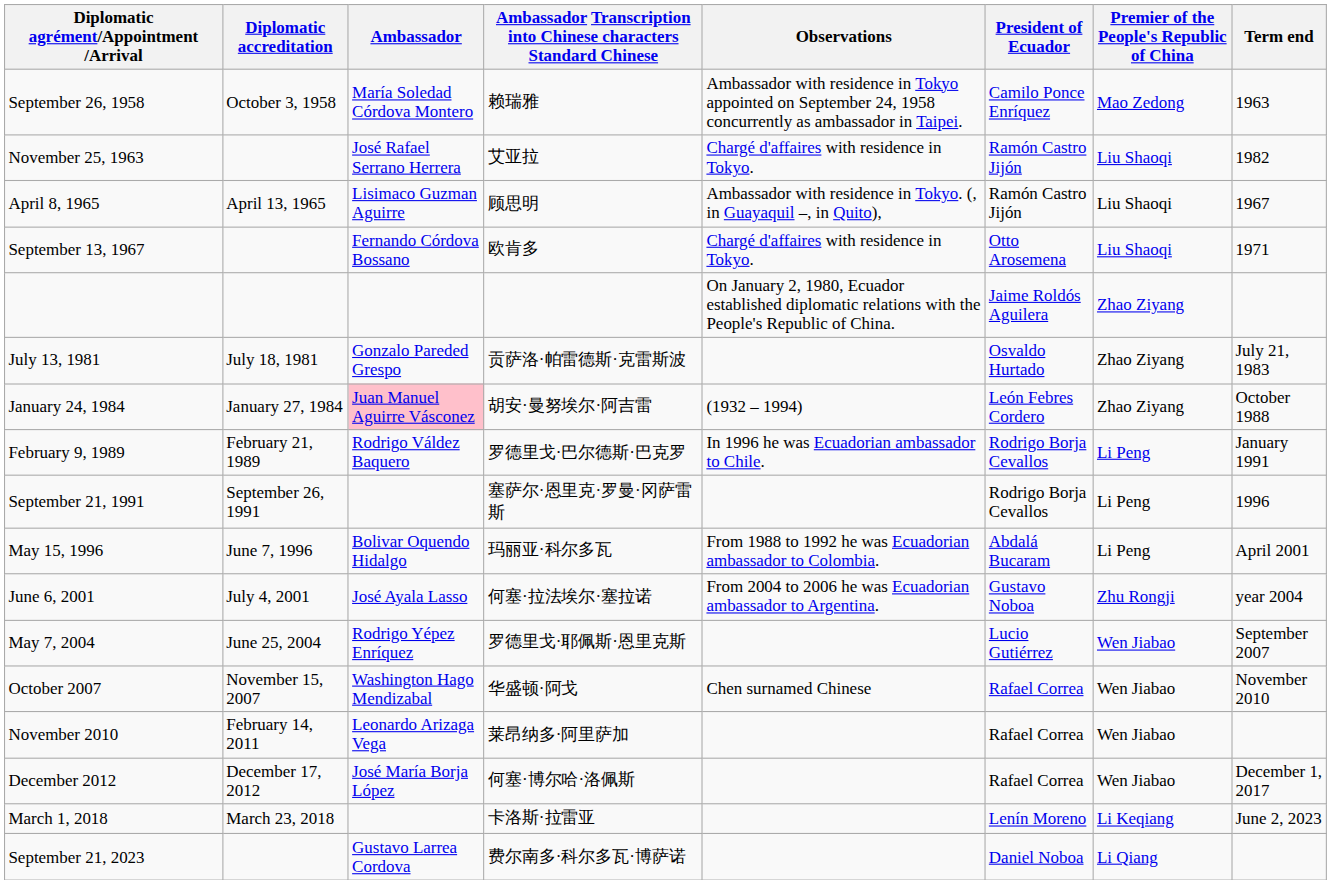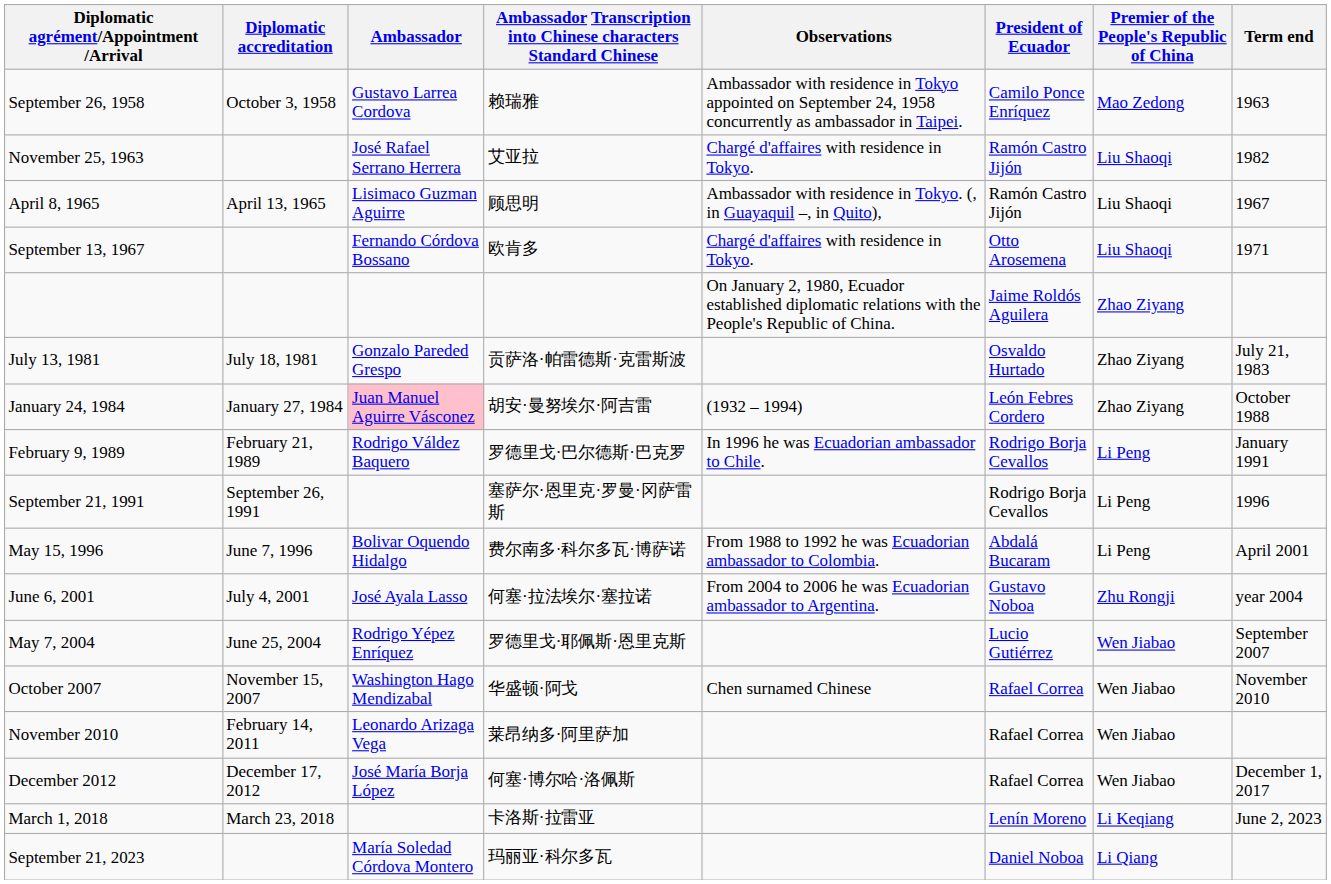(413, 102) María Soledad Córdova Montero -> (405, 102) Gustavo Larrea Cordova
(550, 550) 玛丽亚·科尔多瓦 -> (587, 550) 费尔南多·科尔多瓦·博萨诺
(405, 856) Gustavo Larrea Cordova -> (413, 856) María Soledad Córdova Montero
(587, 856) 费尔南多·科尔多瓦·博萨诺 -> (550, 856) 玛丽亚·科尔多瓦
